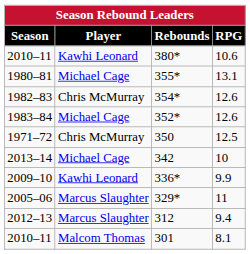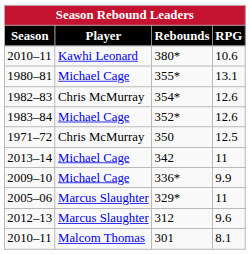(222, 157) 10 -> (221, 157) 11
(98, 177) Kawhi Leonard -> (94, 177) Michael Cage
(223, 218) 9.4 -> (223, 218) 9.6
